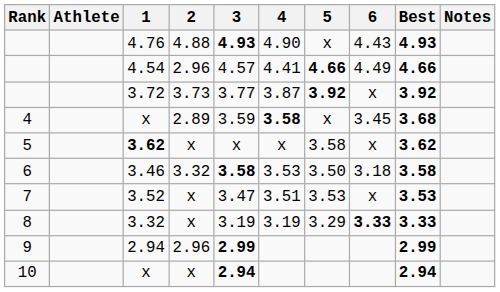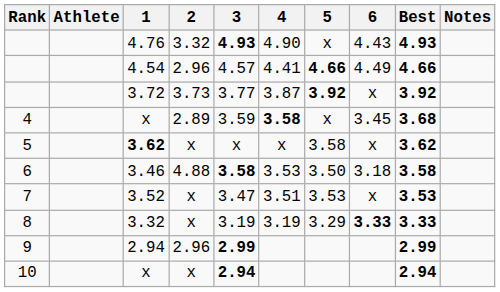(191, 43) 4.88 -> (191, 43) 3.32
(191, 171) 3.32 -> (191, 171) 4.88
